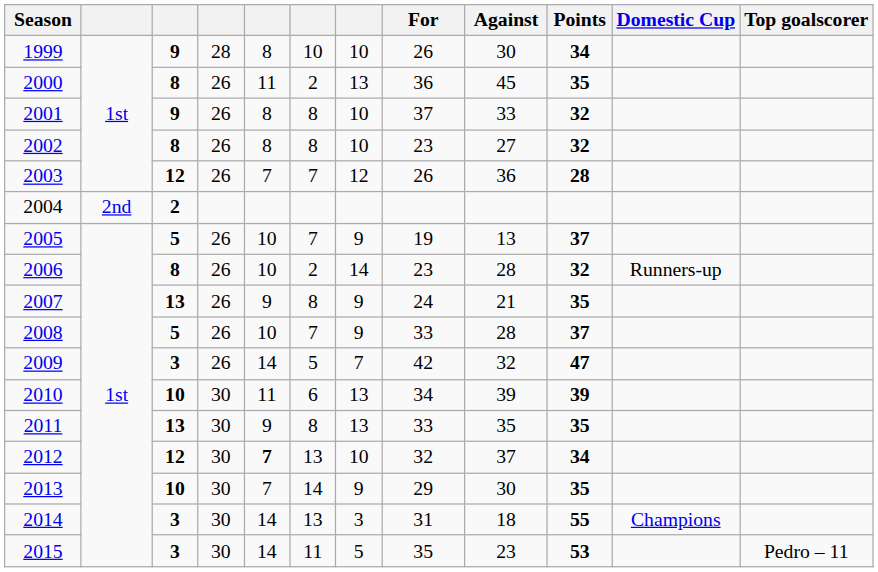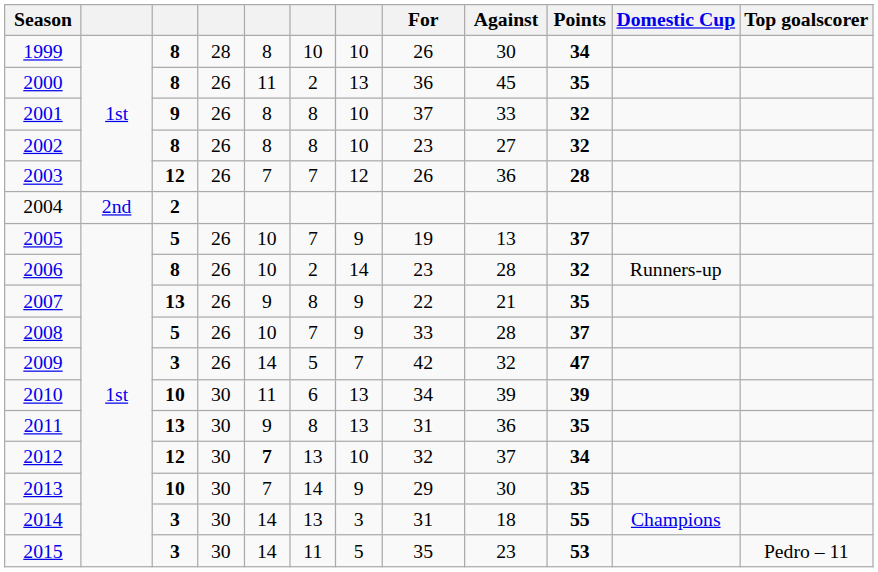(175, 51) 9 -> (175, 51) 8
(423, 301) 24 -> (423, 301) 22
(423, 425) 33 -> (423, 425) 31
(506, 425) 35 -> (506, 425) 36
